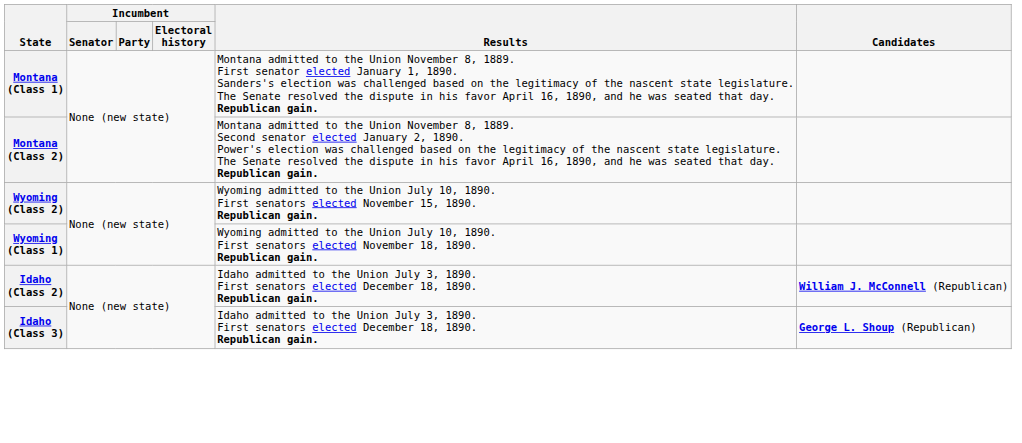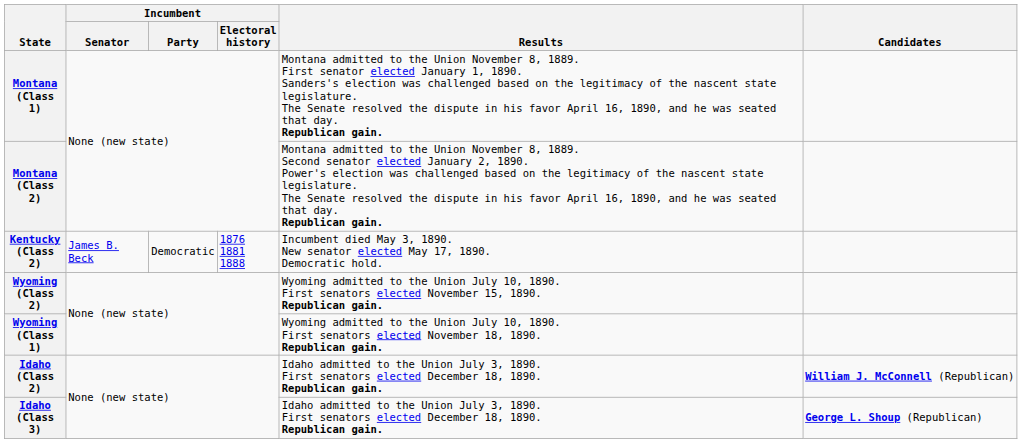+ row: (35, 252)
